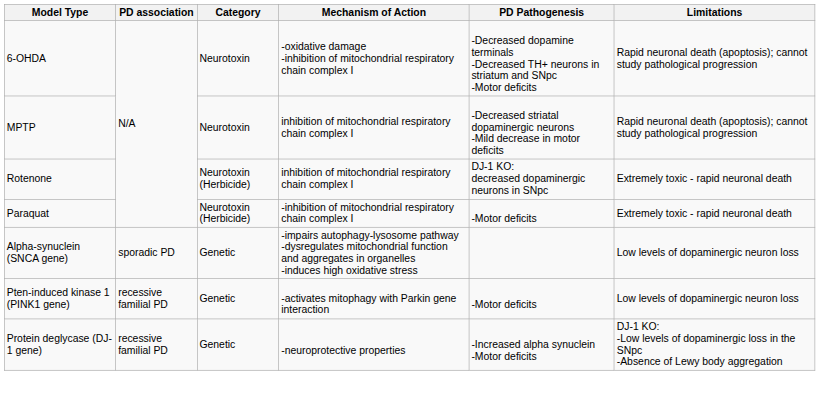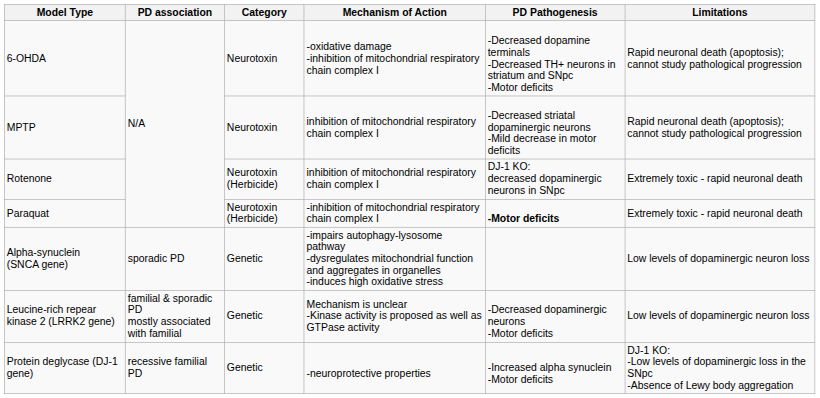(504, 219) normal -> (524, 219) bold
+ row: (61, 316)
- row: (58, 298)
